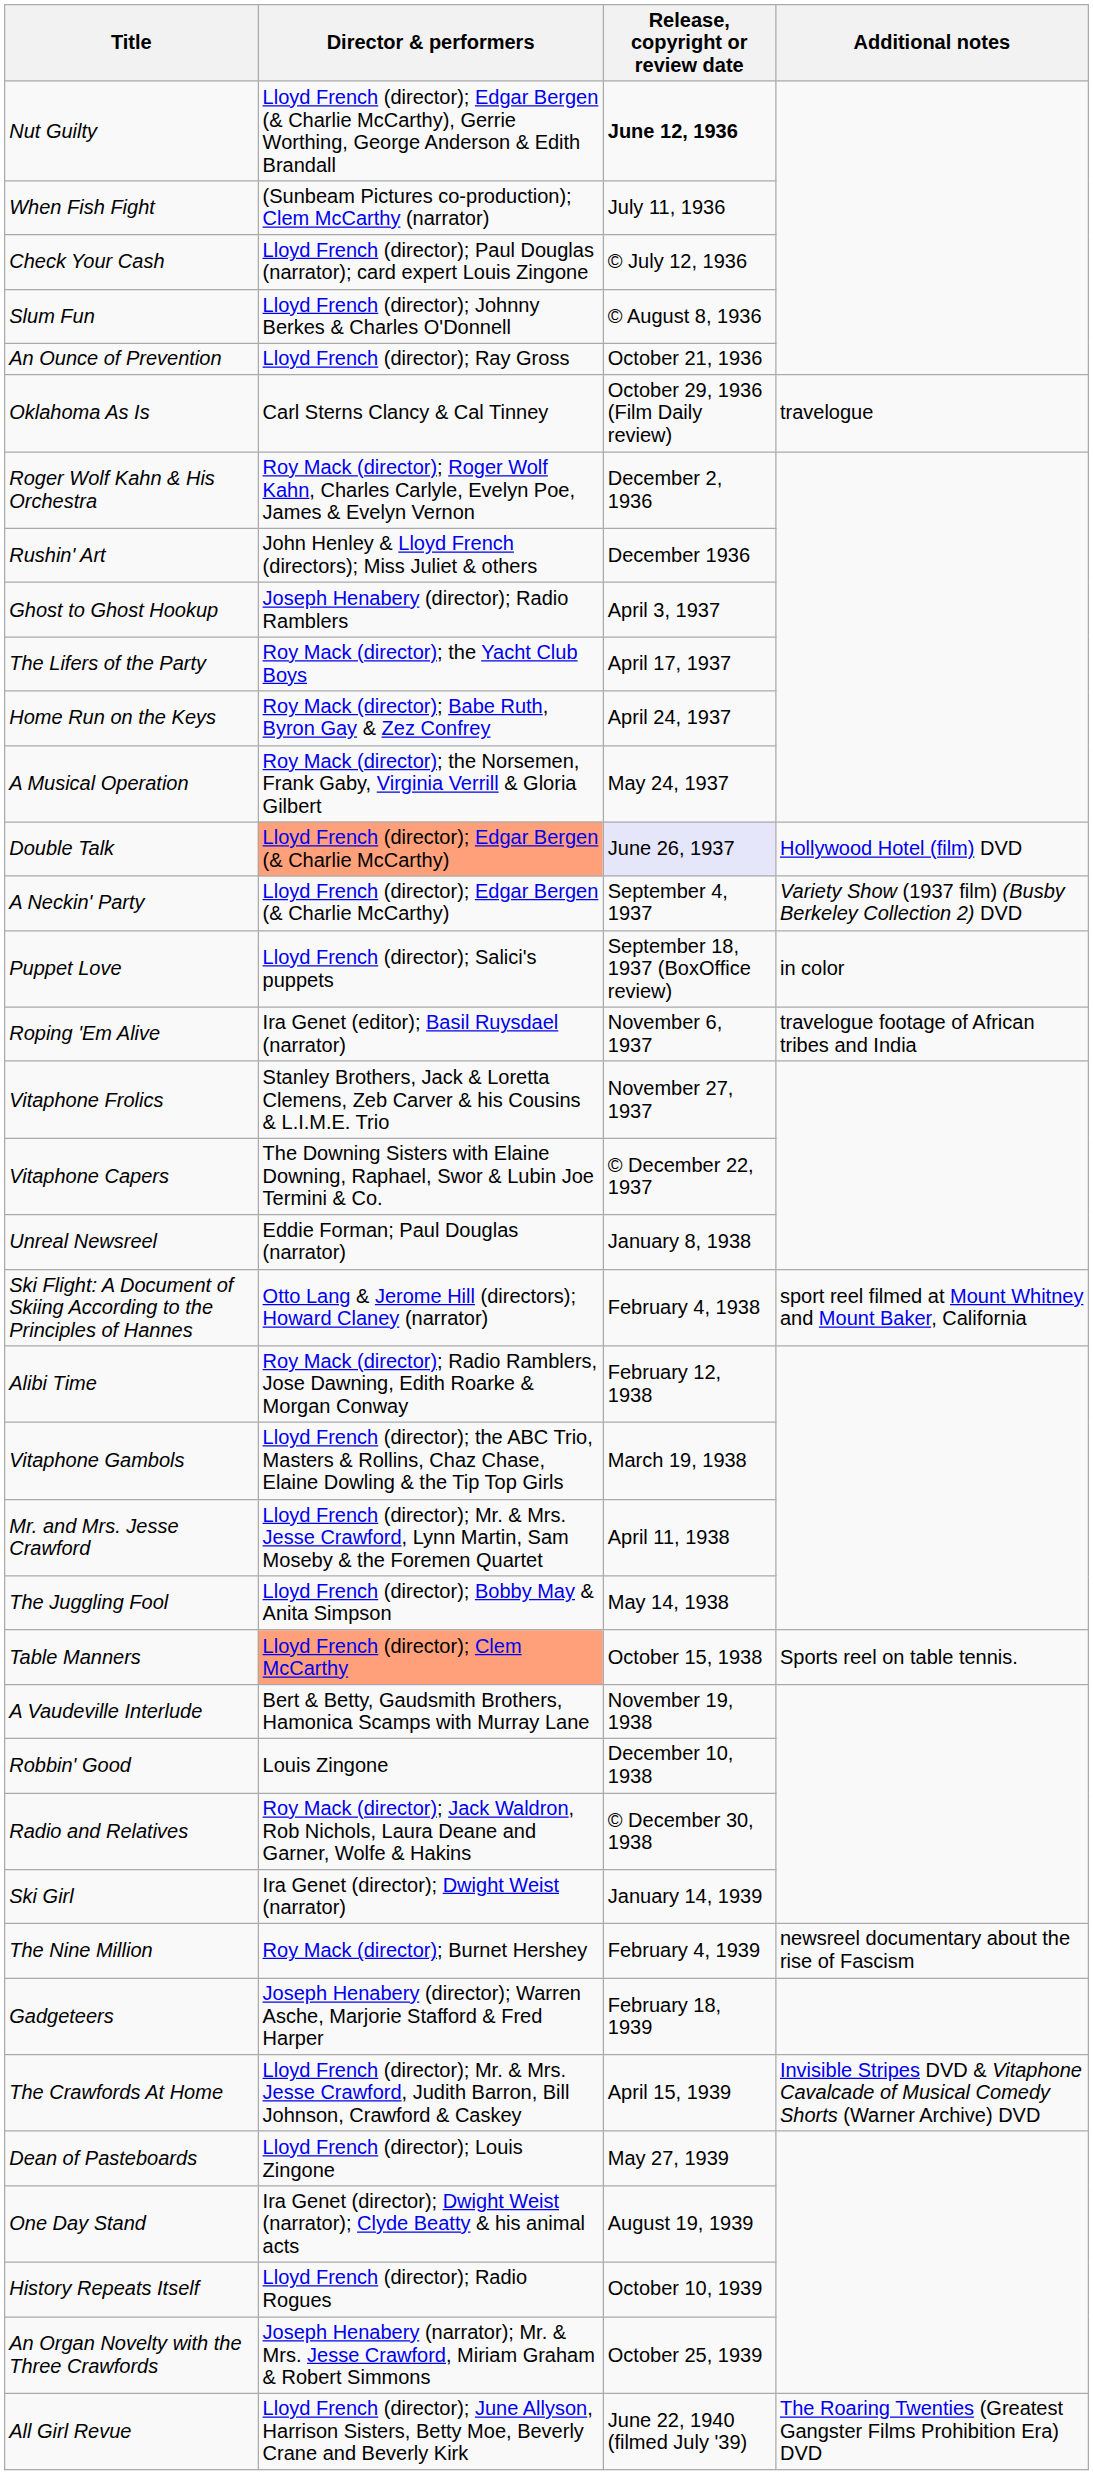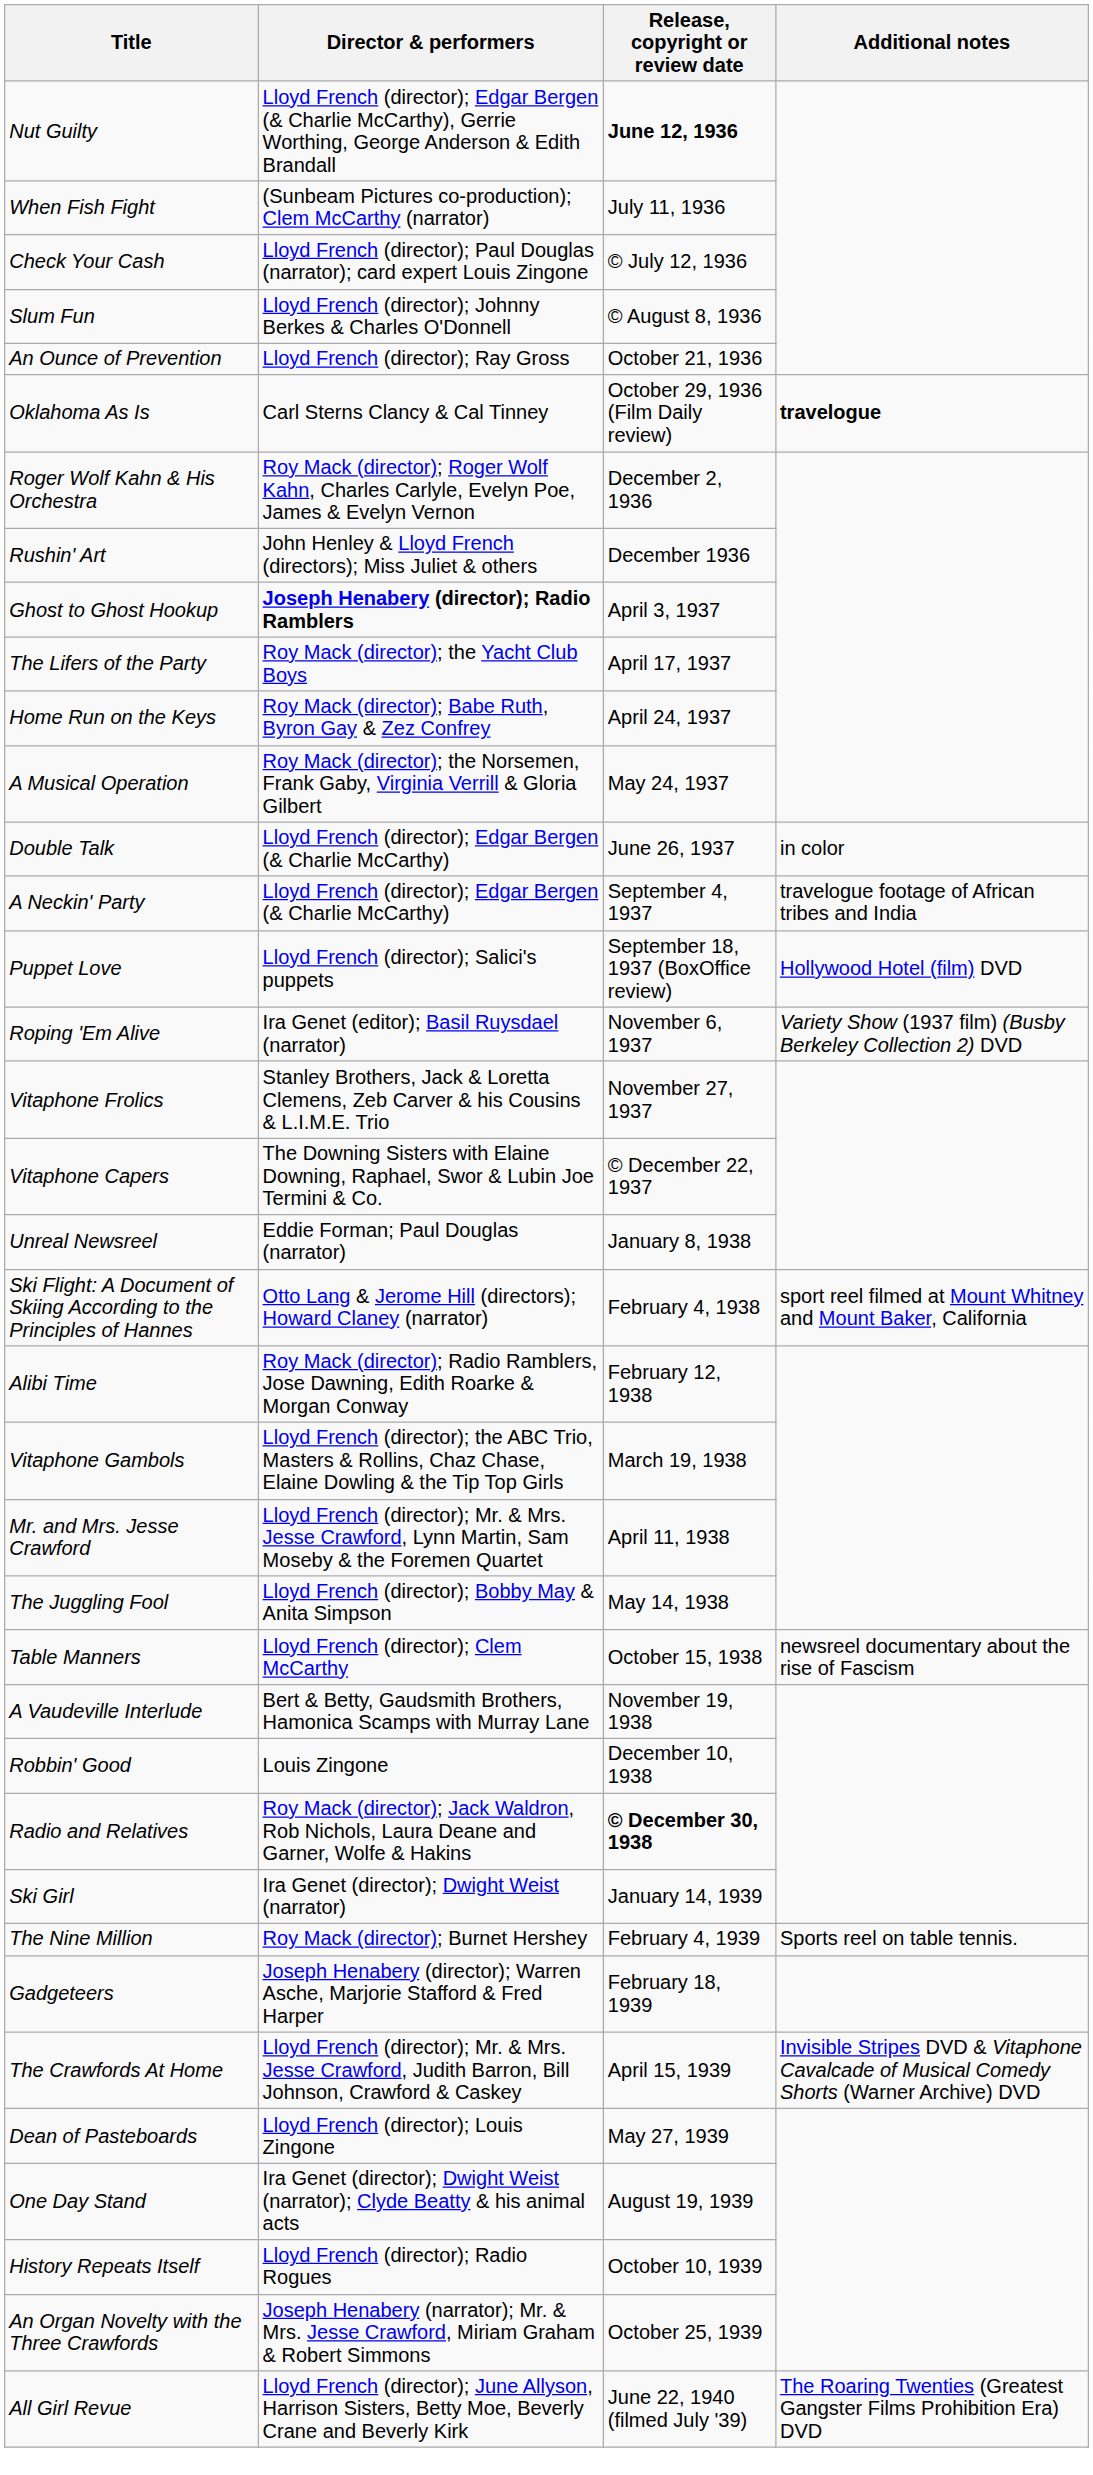(827, 413) normal -> (831, 413) bold
(415, 609) normal -> (427, 609) bold
(430, 848) lightsalmon background -> (430, 848) no background
(671, 848) lavender background -> (671, 848) no background
(901, 848) Hollywood Hotel (film) DVD -> (812, 848) in color
(922, 903) Variety Show (1937 film) (Busby Berkeley Collection 2) DVD -> (907, 903) travelogue footage of African tribes and India
(812, 968) in color -> (901, 968) Hollywood Hotel (film) DVD
(907, 1034) travelogue footage of African tribes and India -> (922, 1034) Variety Show (1937 film) (Busby Berkeley Collection 2) DVD
(392, 1657) lightsalmon background -> (392, 1657) no background
(899, 1657) Sports reel on table tennis. -> (925, 1657) newsreel documentary about the rise of Fascism
(681, 1830) normal -> (683, 1830) bold
(925, 1950) newsreel documentary about the rise of Fascism -> (899, 1939) Sports reel on table tennis.
